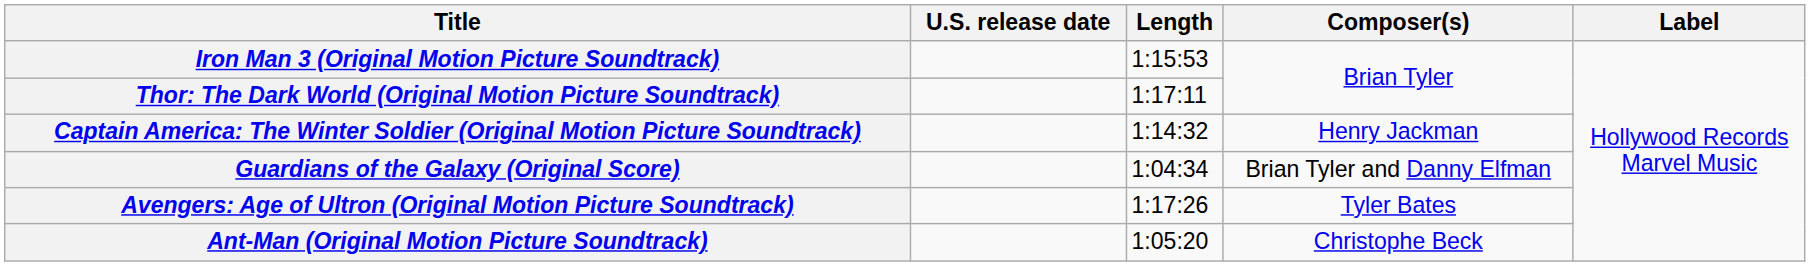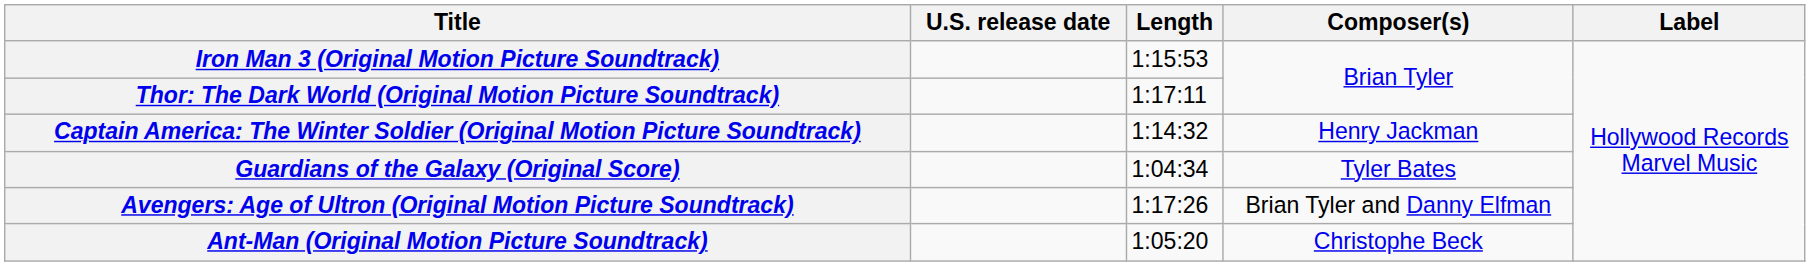(1398, 168) Brian Tyler and Danny Elfman -> (1398, 168) Tyler Bates
(1398, 205) Tyler Bates -> (1398, 205) Brian Tyler and Danny Elfman
